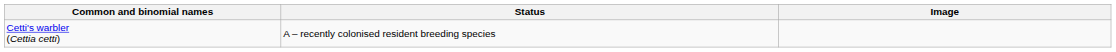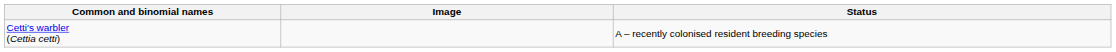columns swapped: (945, 12) <-> (530, 12)
